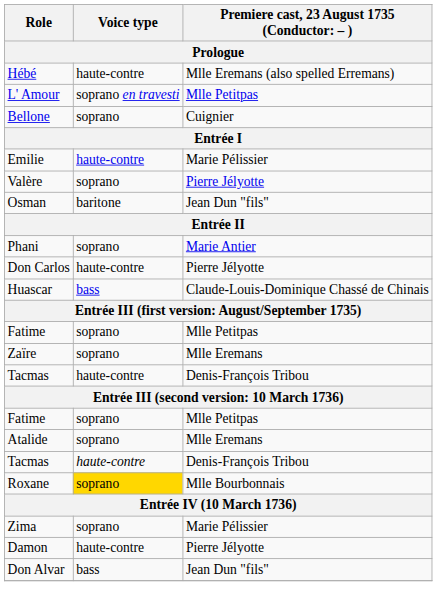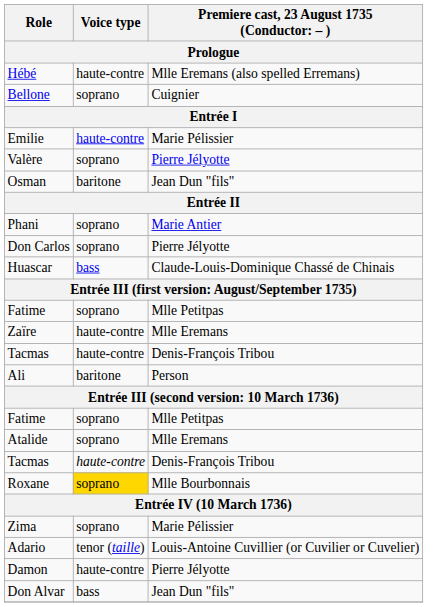- row: (34, 95)
(110, 267) haute-contre -> (98, 246) soprano
(98, 354) soprano -> (110, 332) haute-contre
+ row: (16, 375)
+ row: (26, 548)
